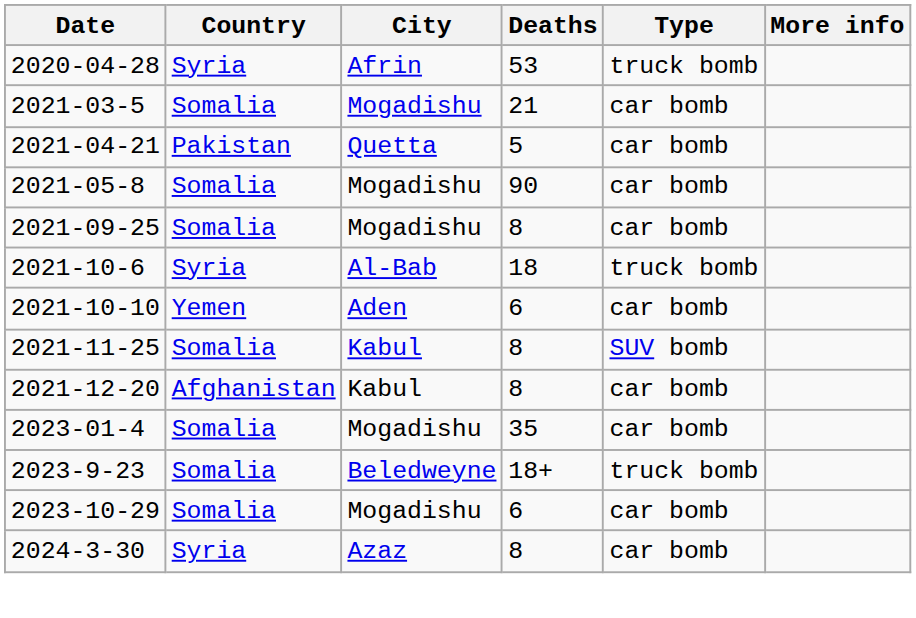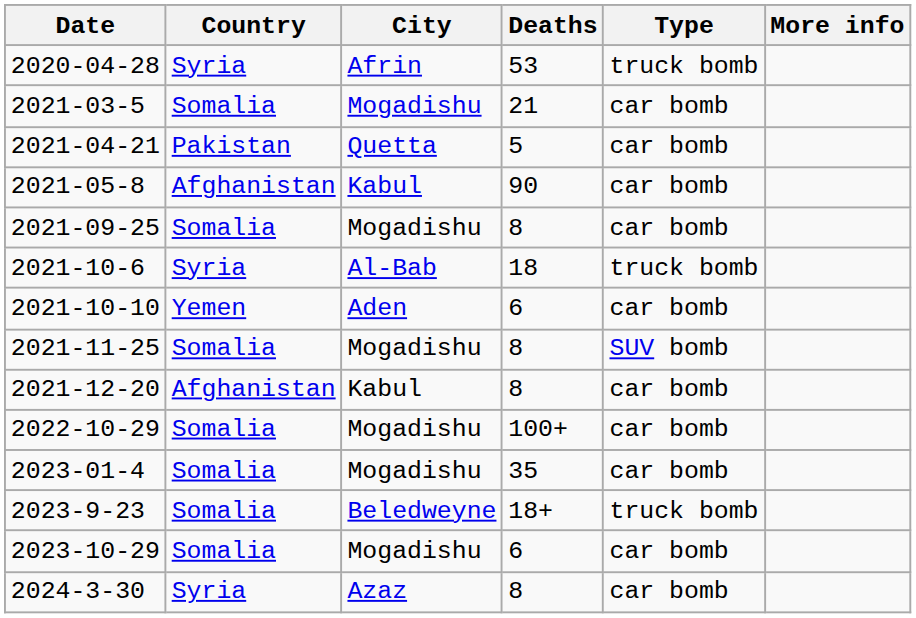(224, 187) Somalia -> (254, 187) Afghanistan
(415, 187) Mogadishu -> (385, 187) Kabul
(385, 349) Kabul -> (415, 349) Mogadishu
+ row: (85, 430)
